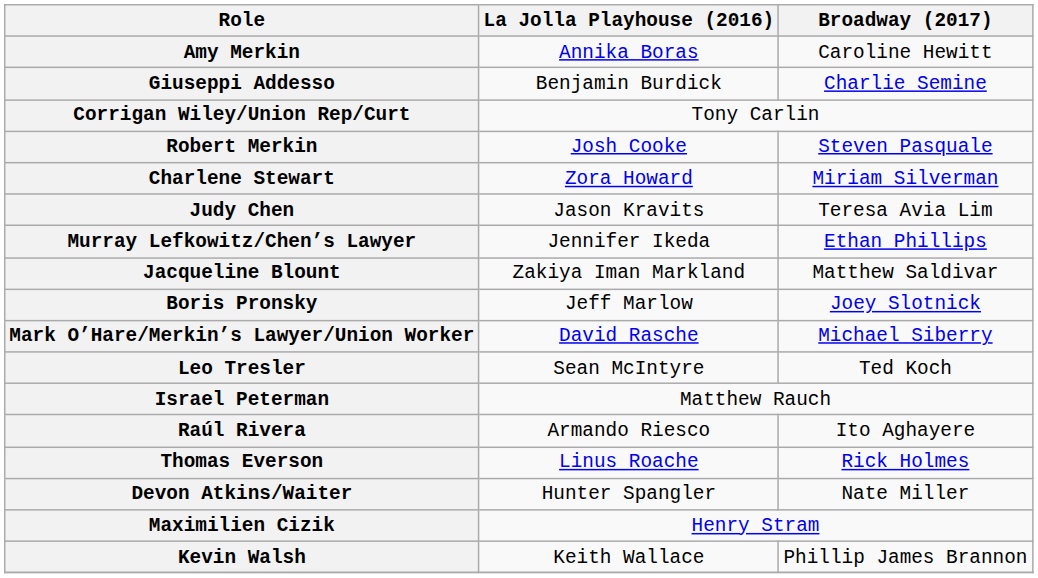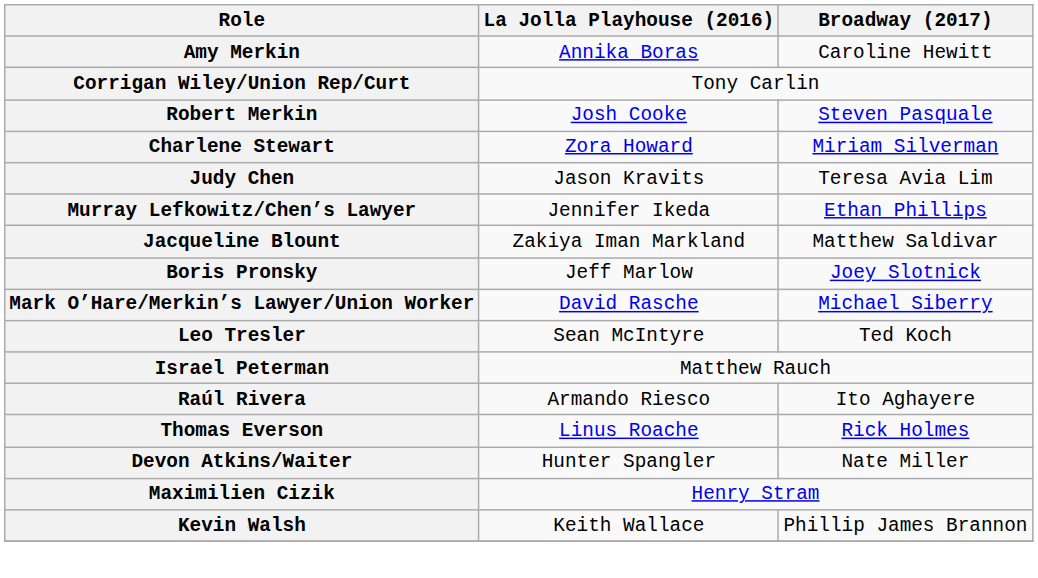- row: (242, 84)
